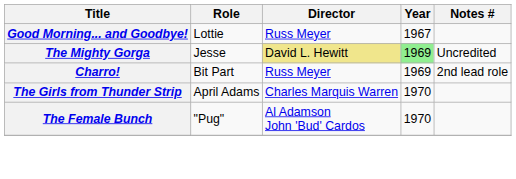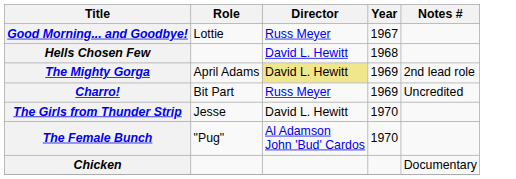+ row: (98, 53)
(210, 53) Jesse -> (226, 72) April Adams
(417, 53) lightgreen background -> (384, 72) no background
(467, 53) Uncredited -> (439, 72) 2nd lead role
(472, 72) 2nd lead role -> (433, 92) Uncredited
(226, 92) April Adams -> (210, 111) Jesse
(332, 92) Charles Marquis Warren -> (306, 111) David L. Hewitt
+ row: (98, 164)
